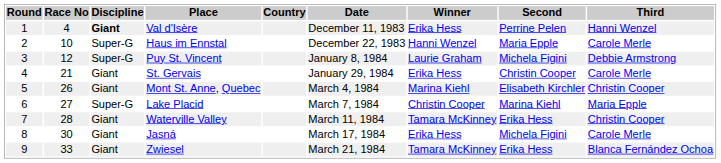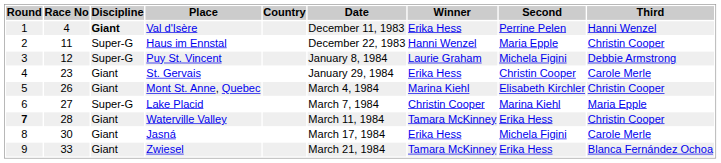(67, 43) 10 -> (67, 43) 11
(619, 43) Carole Merle -> (626, 43) Christin Cooper
(67, 73) 21 -> (67, 73) 23
(24, 119) normal -> (24, 119) bold
